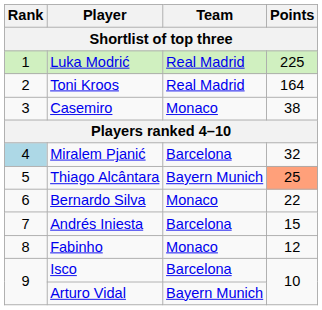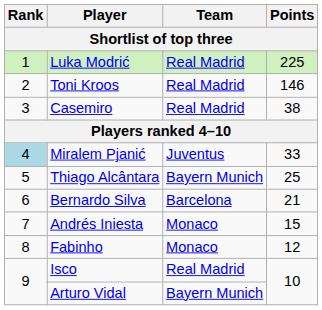(292, 85) 164 -> (292, 85) 146
(192, 108) Monaco -> (205, 108) Real Madrid
(199, 154) Barcelona -> (195, 154) Juventus
(292, 154) 32 -> (292, 154) 33
(292, 177) lightsalmon background -> (292, 177) no background
(192, 200) Monaco -> (199, 200) Barcelona
(292, 200) 22 -> (292, 200) 21
(199, 223) Barcelona -> (192, 223) Monaco
(199, 270) Barcelona -> (205, 270) Real Madrid
